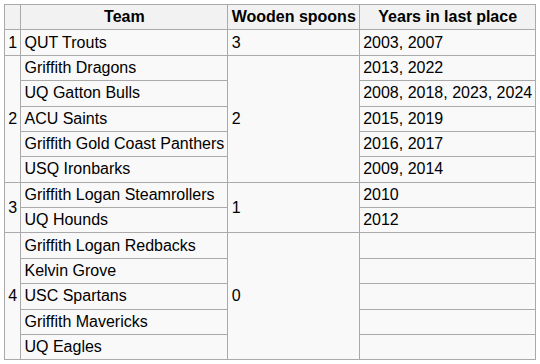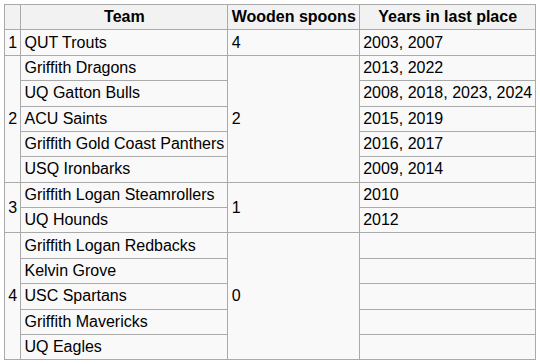(236, 42) 3 -> (236, 42) 4
